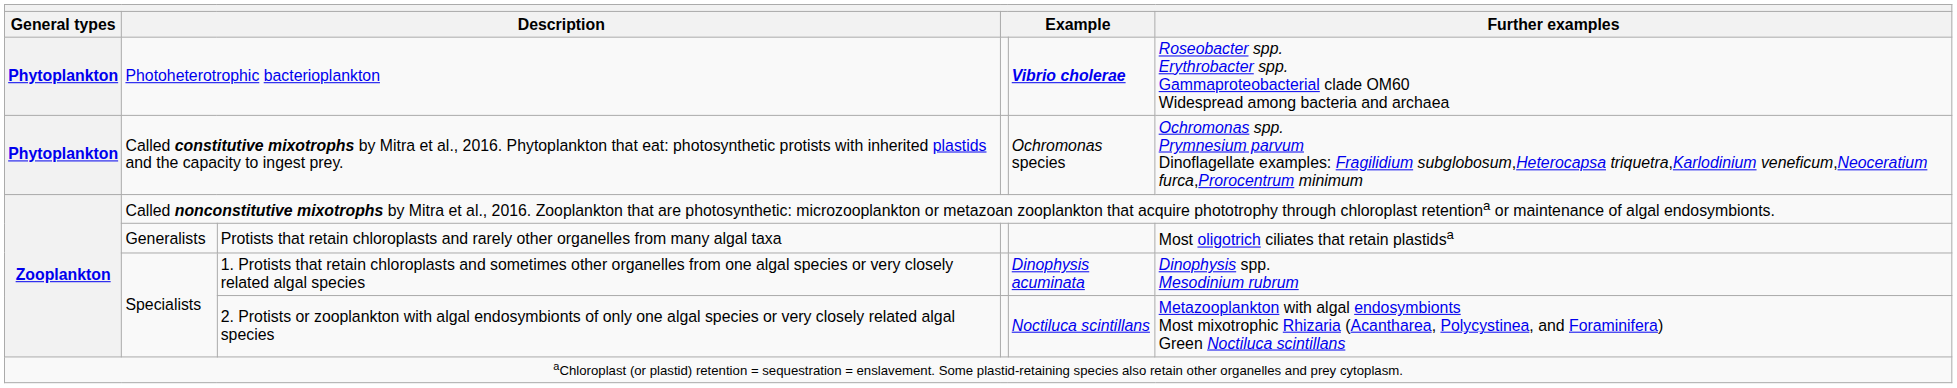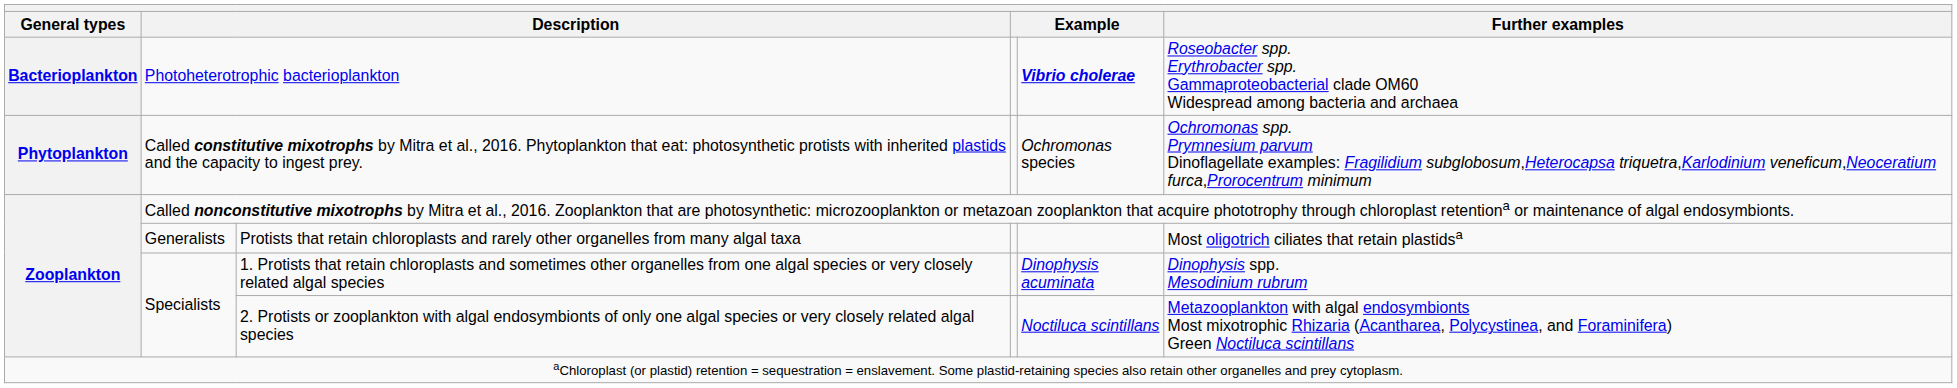(63, 76) Phytoplankton -> (73, 76) Bacterioplankton
